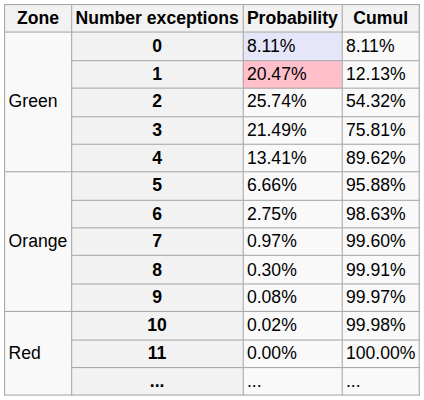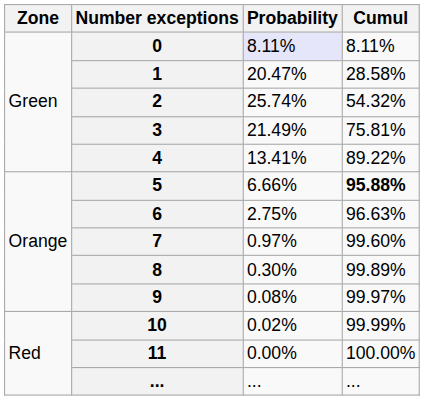(277, 74) pink background -> (277, 74) no background
(376, 74) 12.13% -> (376, 74) 28.58%
(376, 158) 89.62% -> (376, 158) 89.22%
(376, 185) normal -> (376, 185) bold
(376, 213) 98.63% -> (376, 213) 96.63%
(376, 269) 99.91% -> (376, 269) 99.89%
(376, 325) 99.98% -> (376, 325) 99.99%
